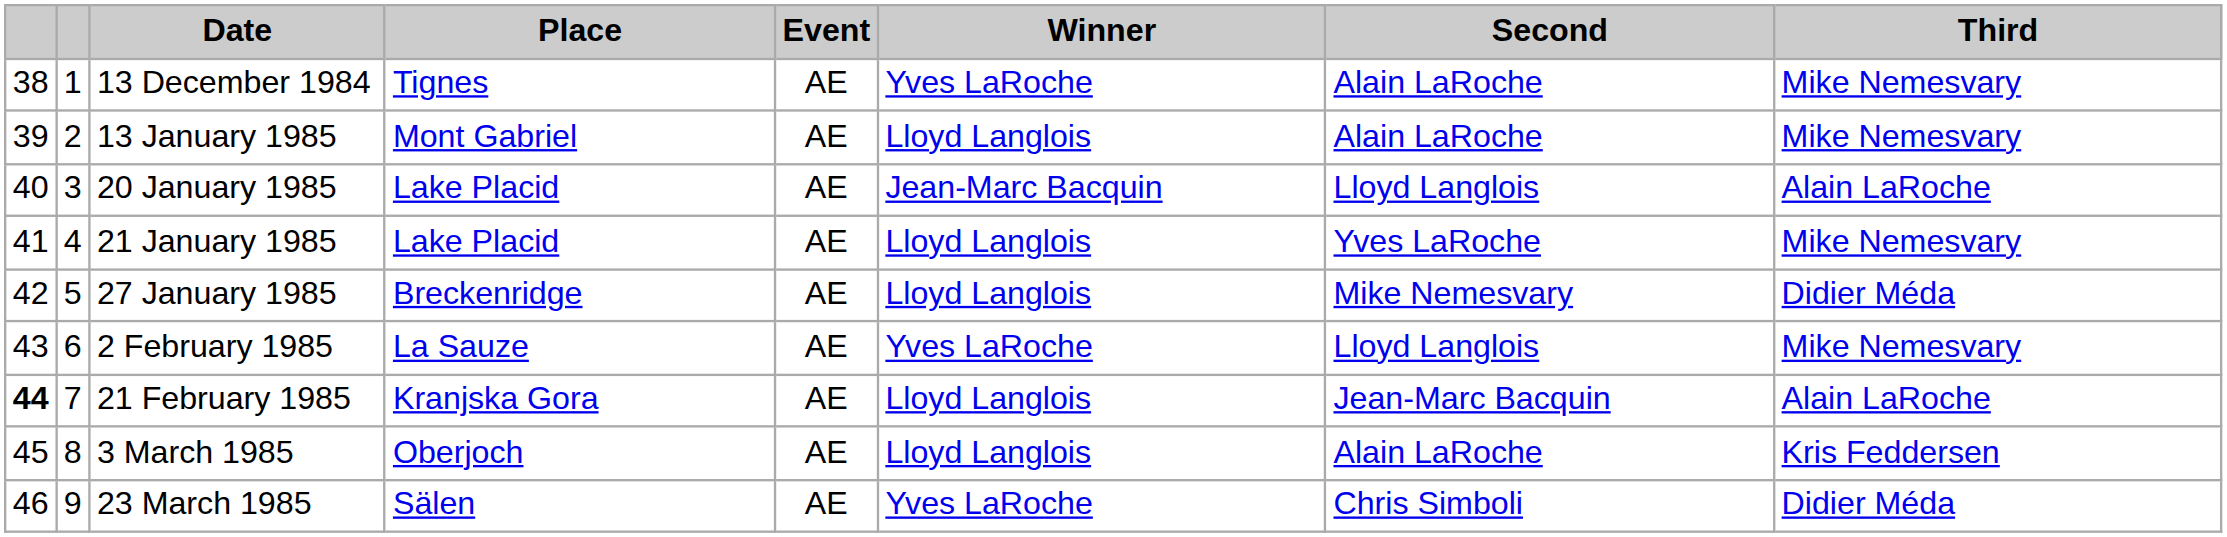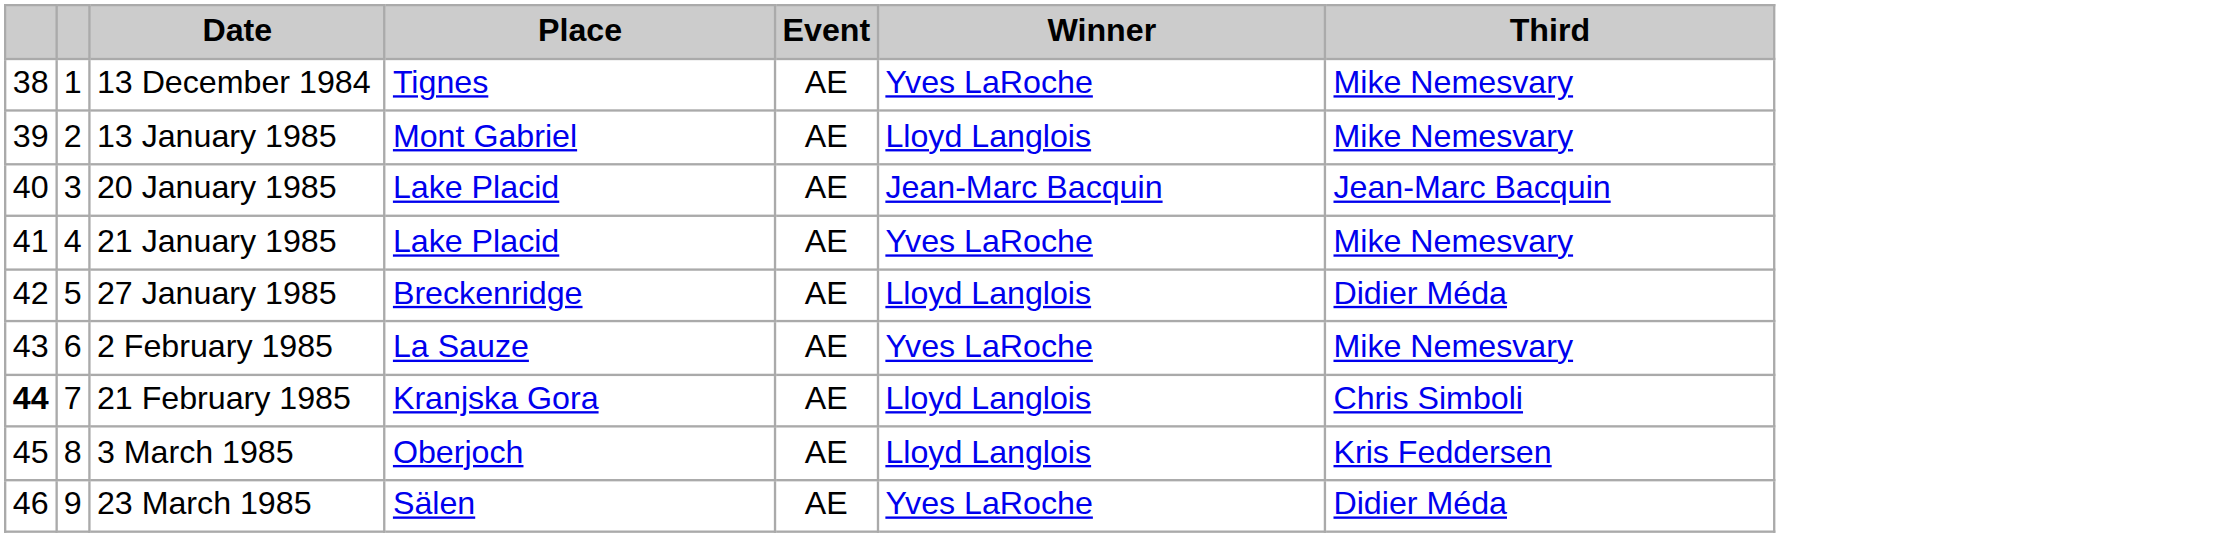- column: (1550, 30)
(1886, 188) Alain LaRoche -> (1472, 188) Jean-Marc Bacquin
(988, 241) Lloyd Langlois -> (989, 241) Yves LaRoche
(1886, 399) Alain LaRoche -> (1428, 399) Chris Simboli
